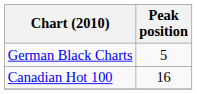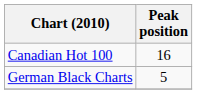rows swapped: (60, 77) <-> (70, 54)
